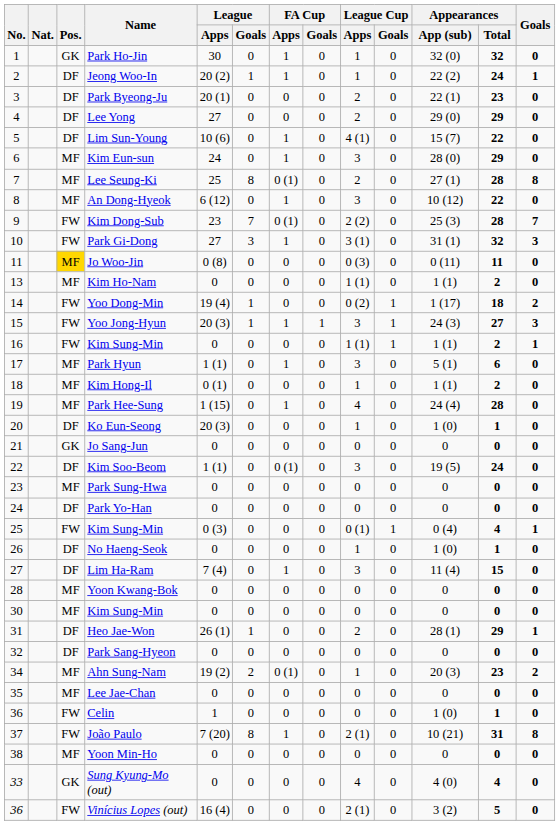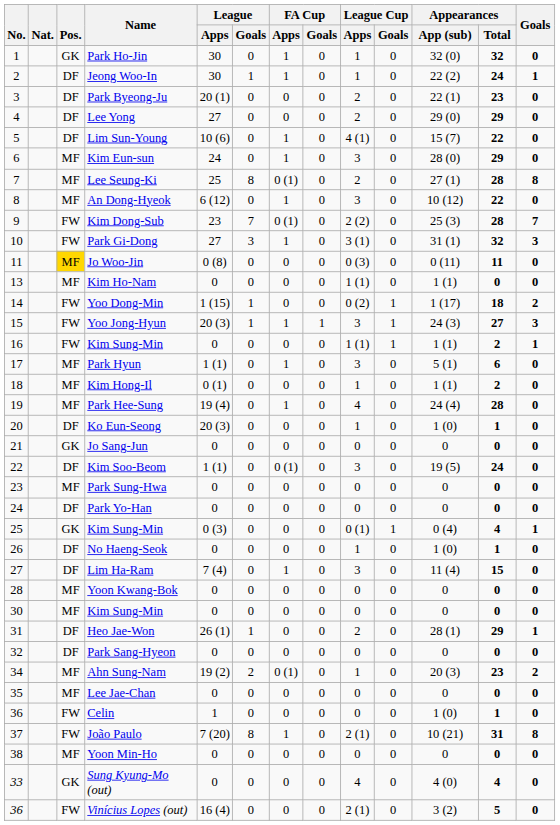(215, 76) 20 (2) -> (215, 76) 30
(497, 282) 2 -> (497, 282) 0
(215, 302) 19 (4) -> (215, 302) 1 (15)
(215, 405) 1 (15) -> (215, 405) 19 (4)
(71, 528) FW -> (71, 528) GK
